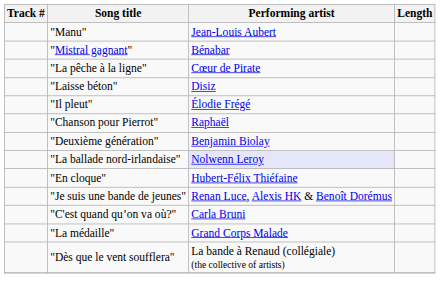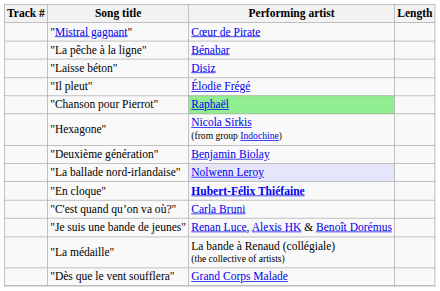- row: (68, 31)
(210, 50) Bénabar -> (226, 31) Cœur de Pirate
(226, 68) Cœur de Pirate -> (210, 50) Bénabar
(210, 123) no background -> (210, 104) lightgreen background
+ row: (78, 129)
(244, 178) normal -> (248, 191) bold
rows swapped: (113, 214) <-> (118, 196)
(240, 232) Grand Corps Malade -> (263, 252) La bande à Renaud (collégiale) (the collective of artists)
(263, 257) La bande à Renaud (collégiale) (the collective of artists) -> (240, 277) Grand Corps Malade
